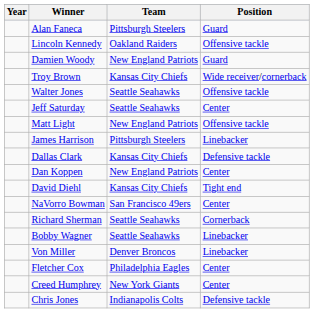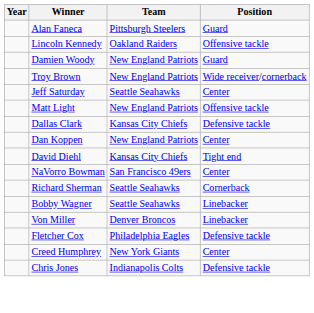(148, 76) Kansas City Chiefs -> (154, 76) New England Patriots
- row: (57, 92)
- row: (63, 140)
(216, 268) Center -> (236, 236) Defensive tackle
